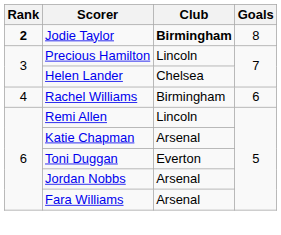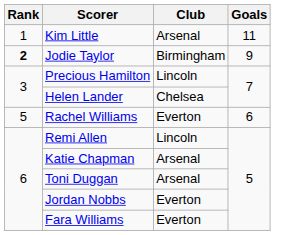+ row: (72, 35)
(194, 35) bold -> (191, 55) normal
(256, 35) 8 -> (249, 55) 9
(23, 96) 4 -> (23, 117) 5
(191, 96) Birmingham -> (179, 117) Everton
(179, 158) Everton -> (178, 179) Arsenal
(178, 179) Arsenal -> (179, 199) Everton
(178, 199) Arsenal -> (179, 220) Everton
